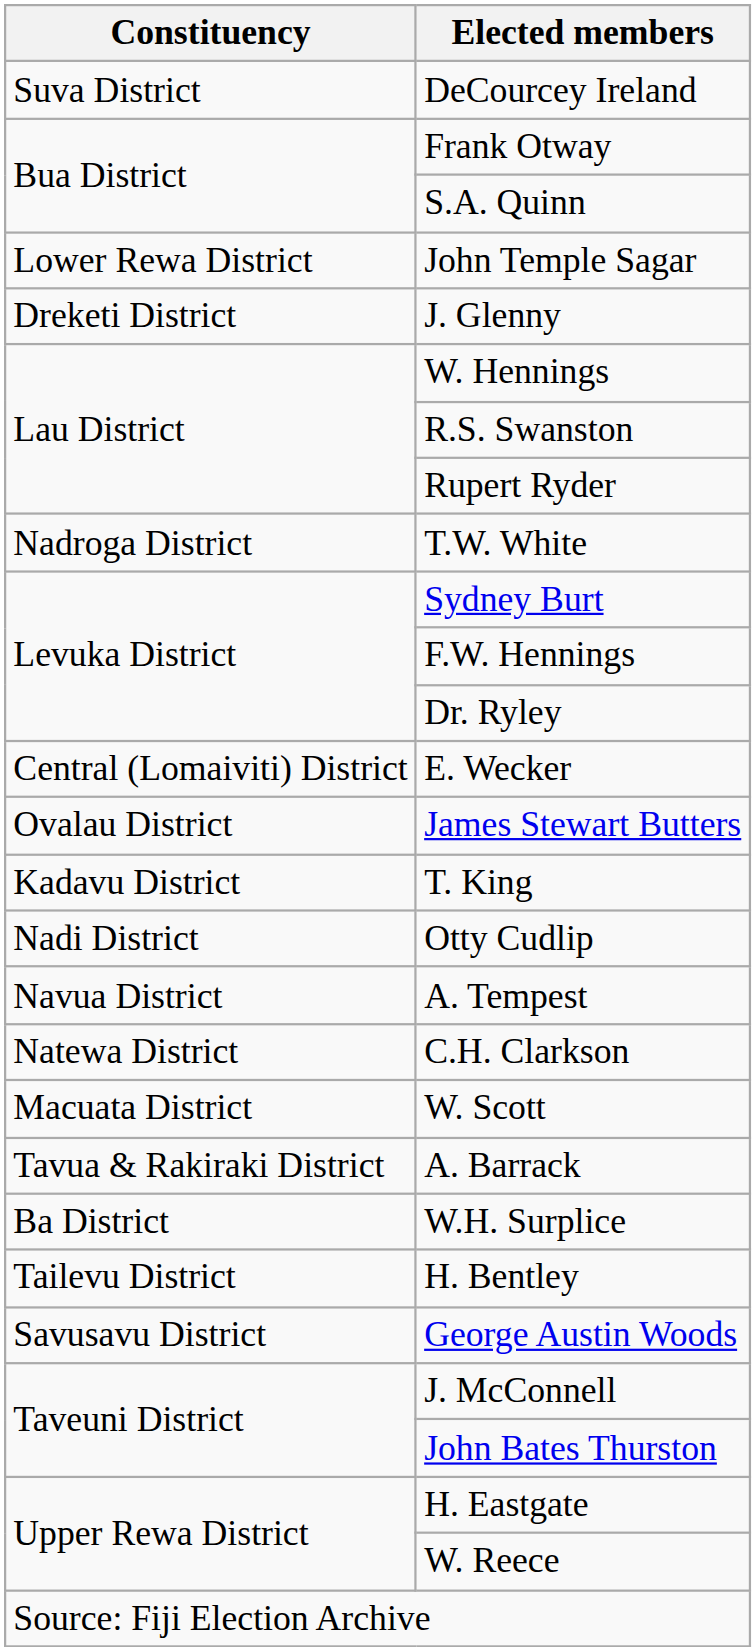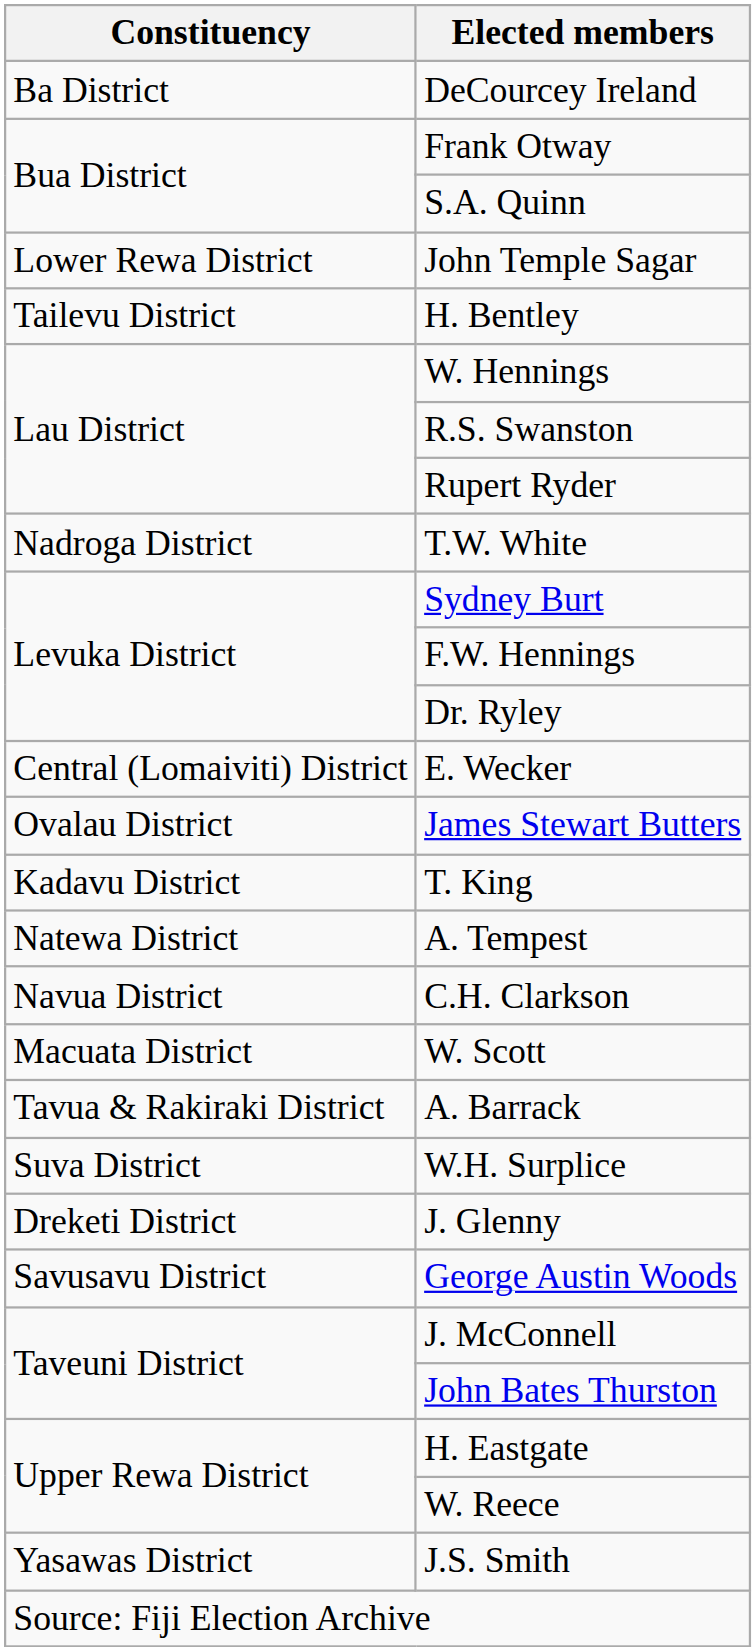(107, 89) Suva District -> (91, 89) Ba District
rows swapped: (493, 315) <-> (501, 1277)
- row: (509, 938)
(118, 994) Navua District -> (126, 938) Natewa District
(126, 1051) Natewa District -> (118, 994) Navua District
(91, 1221) Ba District -> (107, 1164) Suva District
+ row: (497, 1560)
